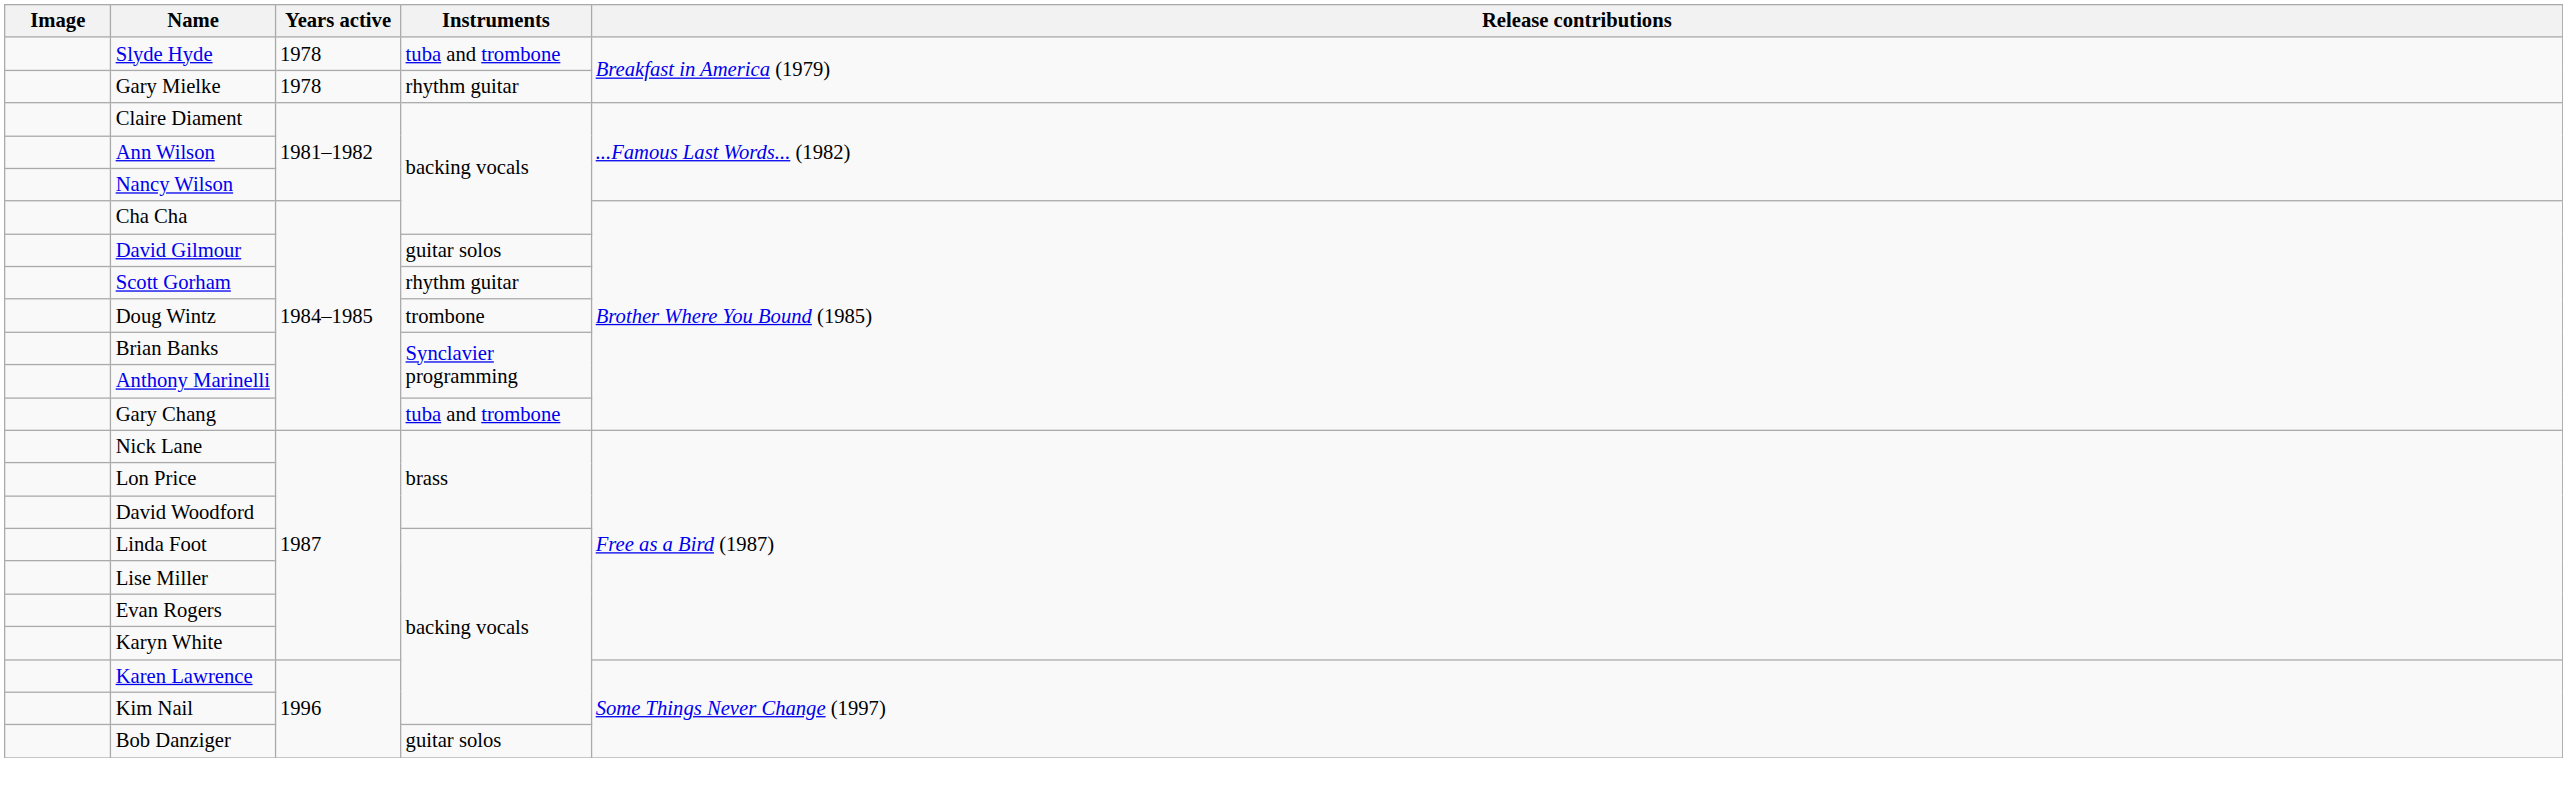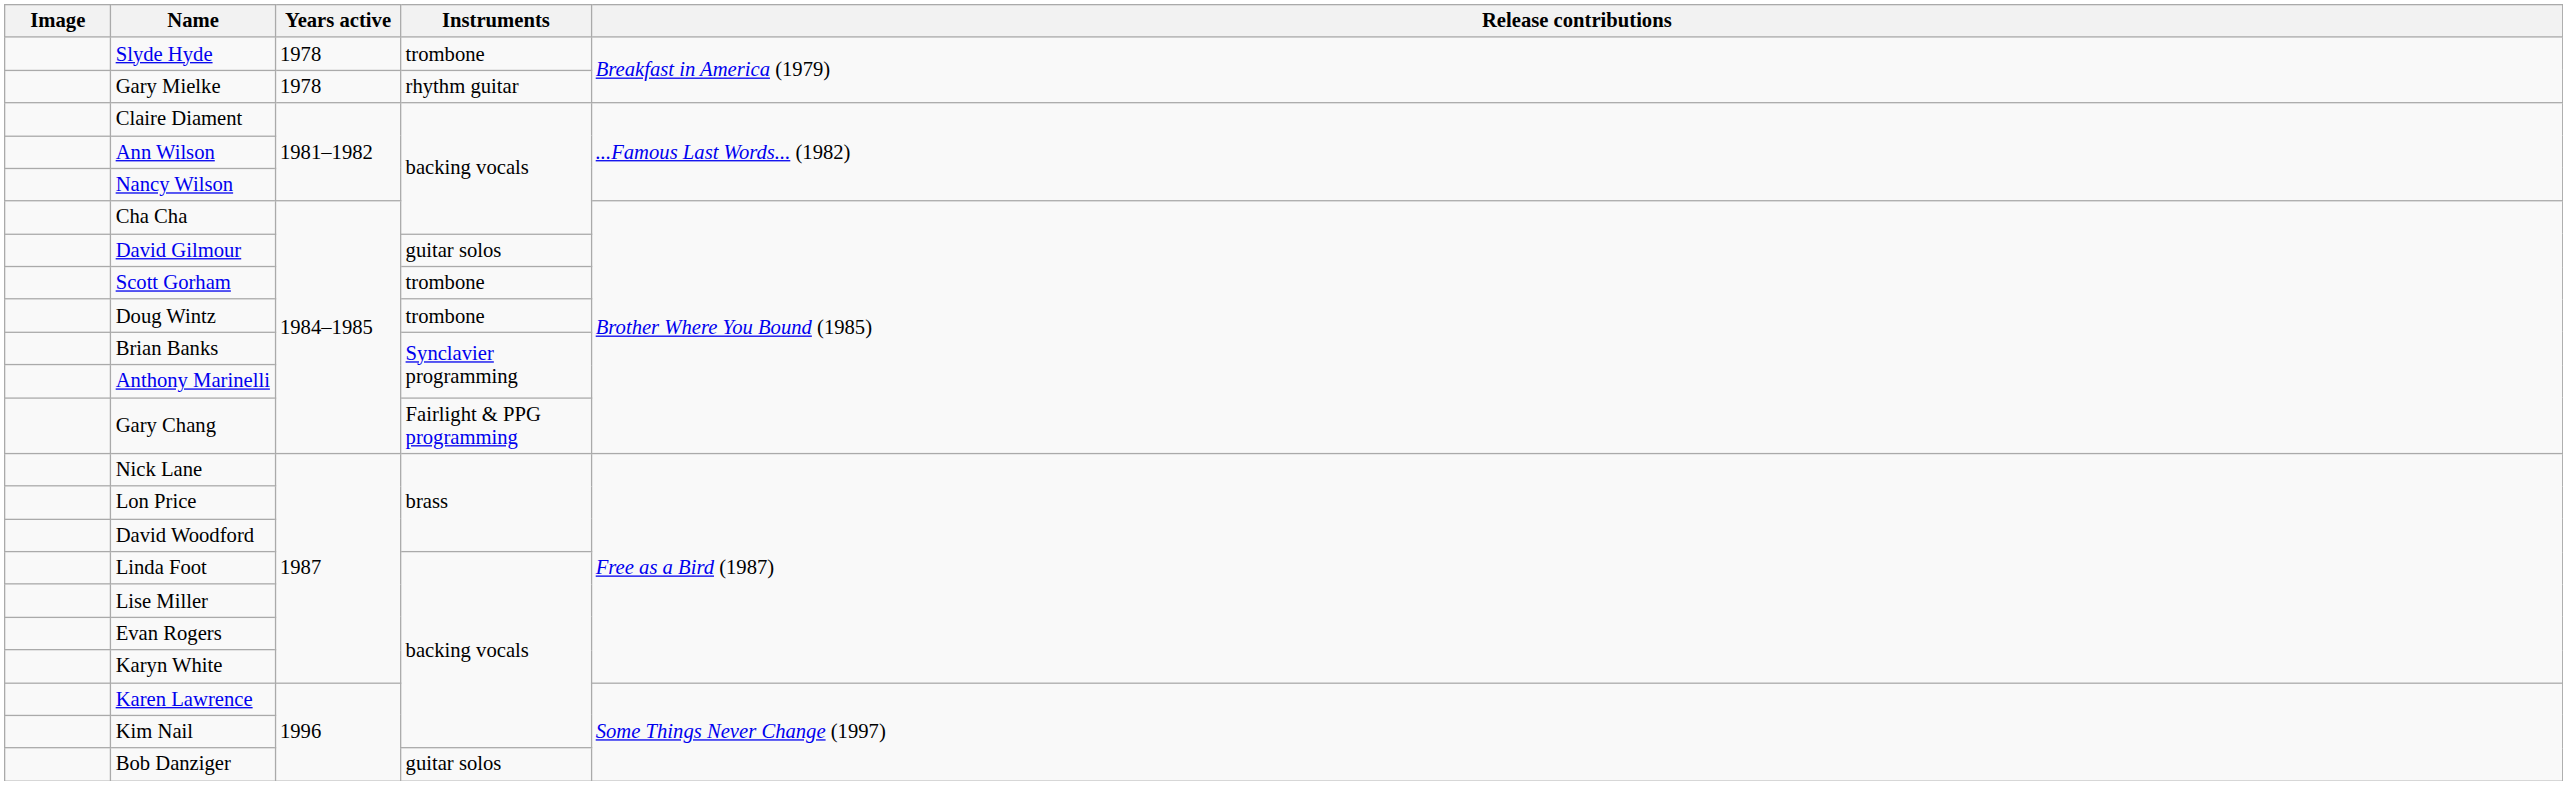(483, 53) tuba and trombone -> (445, 53) trombone
(462, 282) rhythm guitar -> (445, 282) trombone
(483, 413) tuba and trombone -> (473, 425) Fairlight & PPG programming
